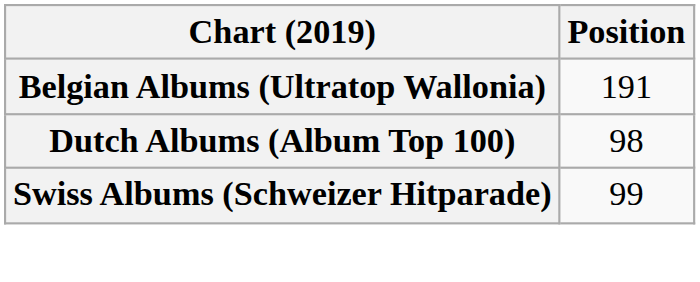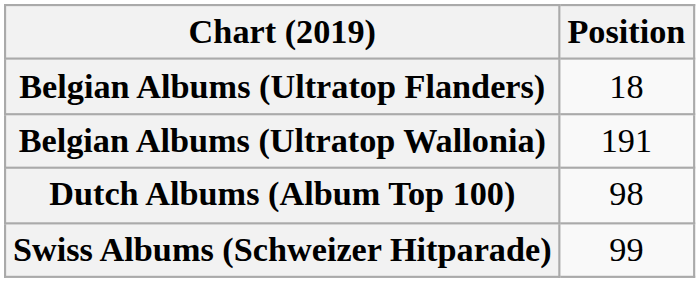+ row: (282, 85)
